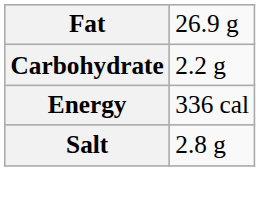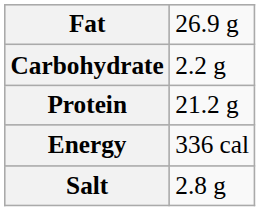+ row: (87, 104)
